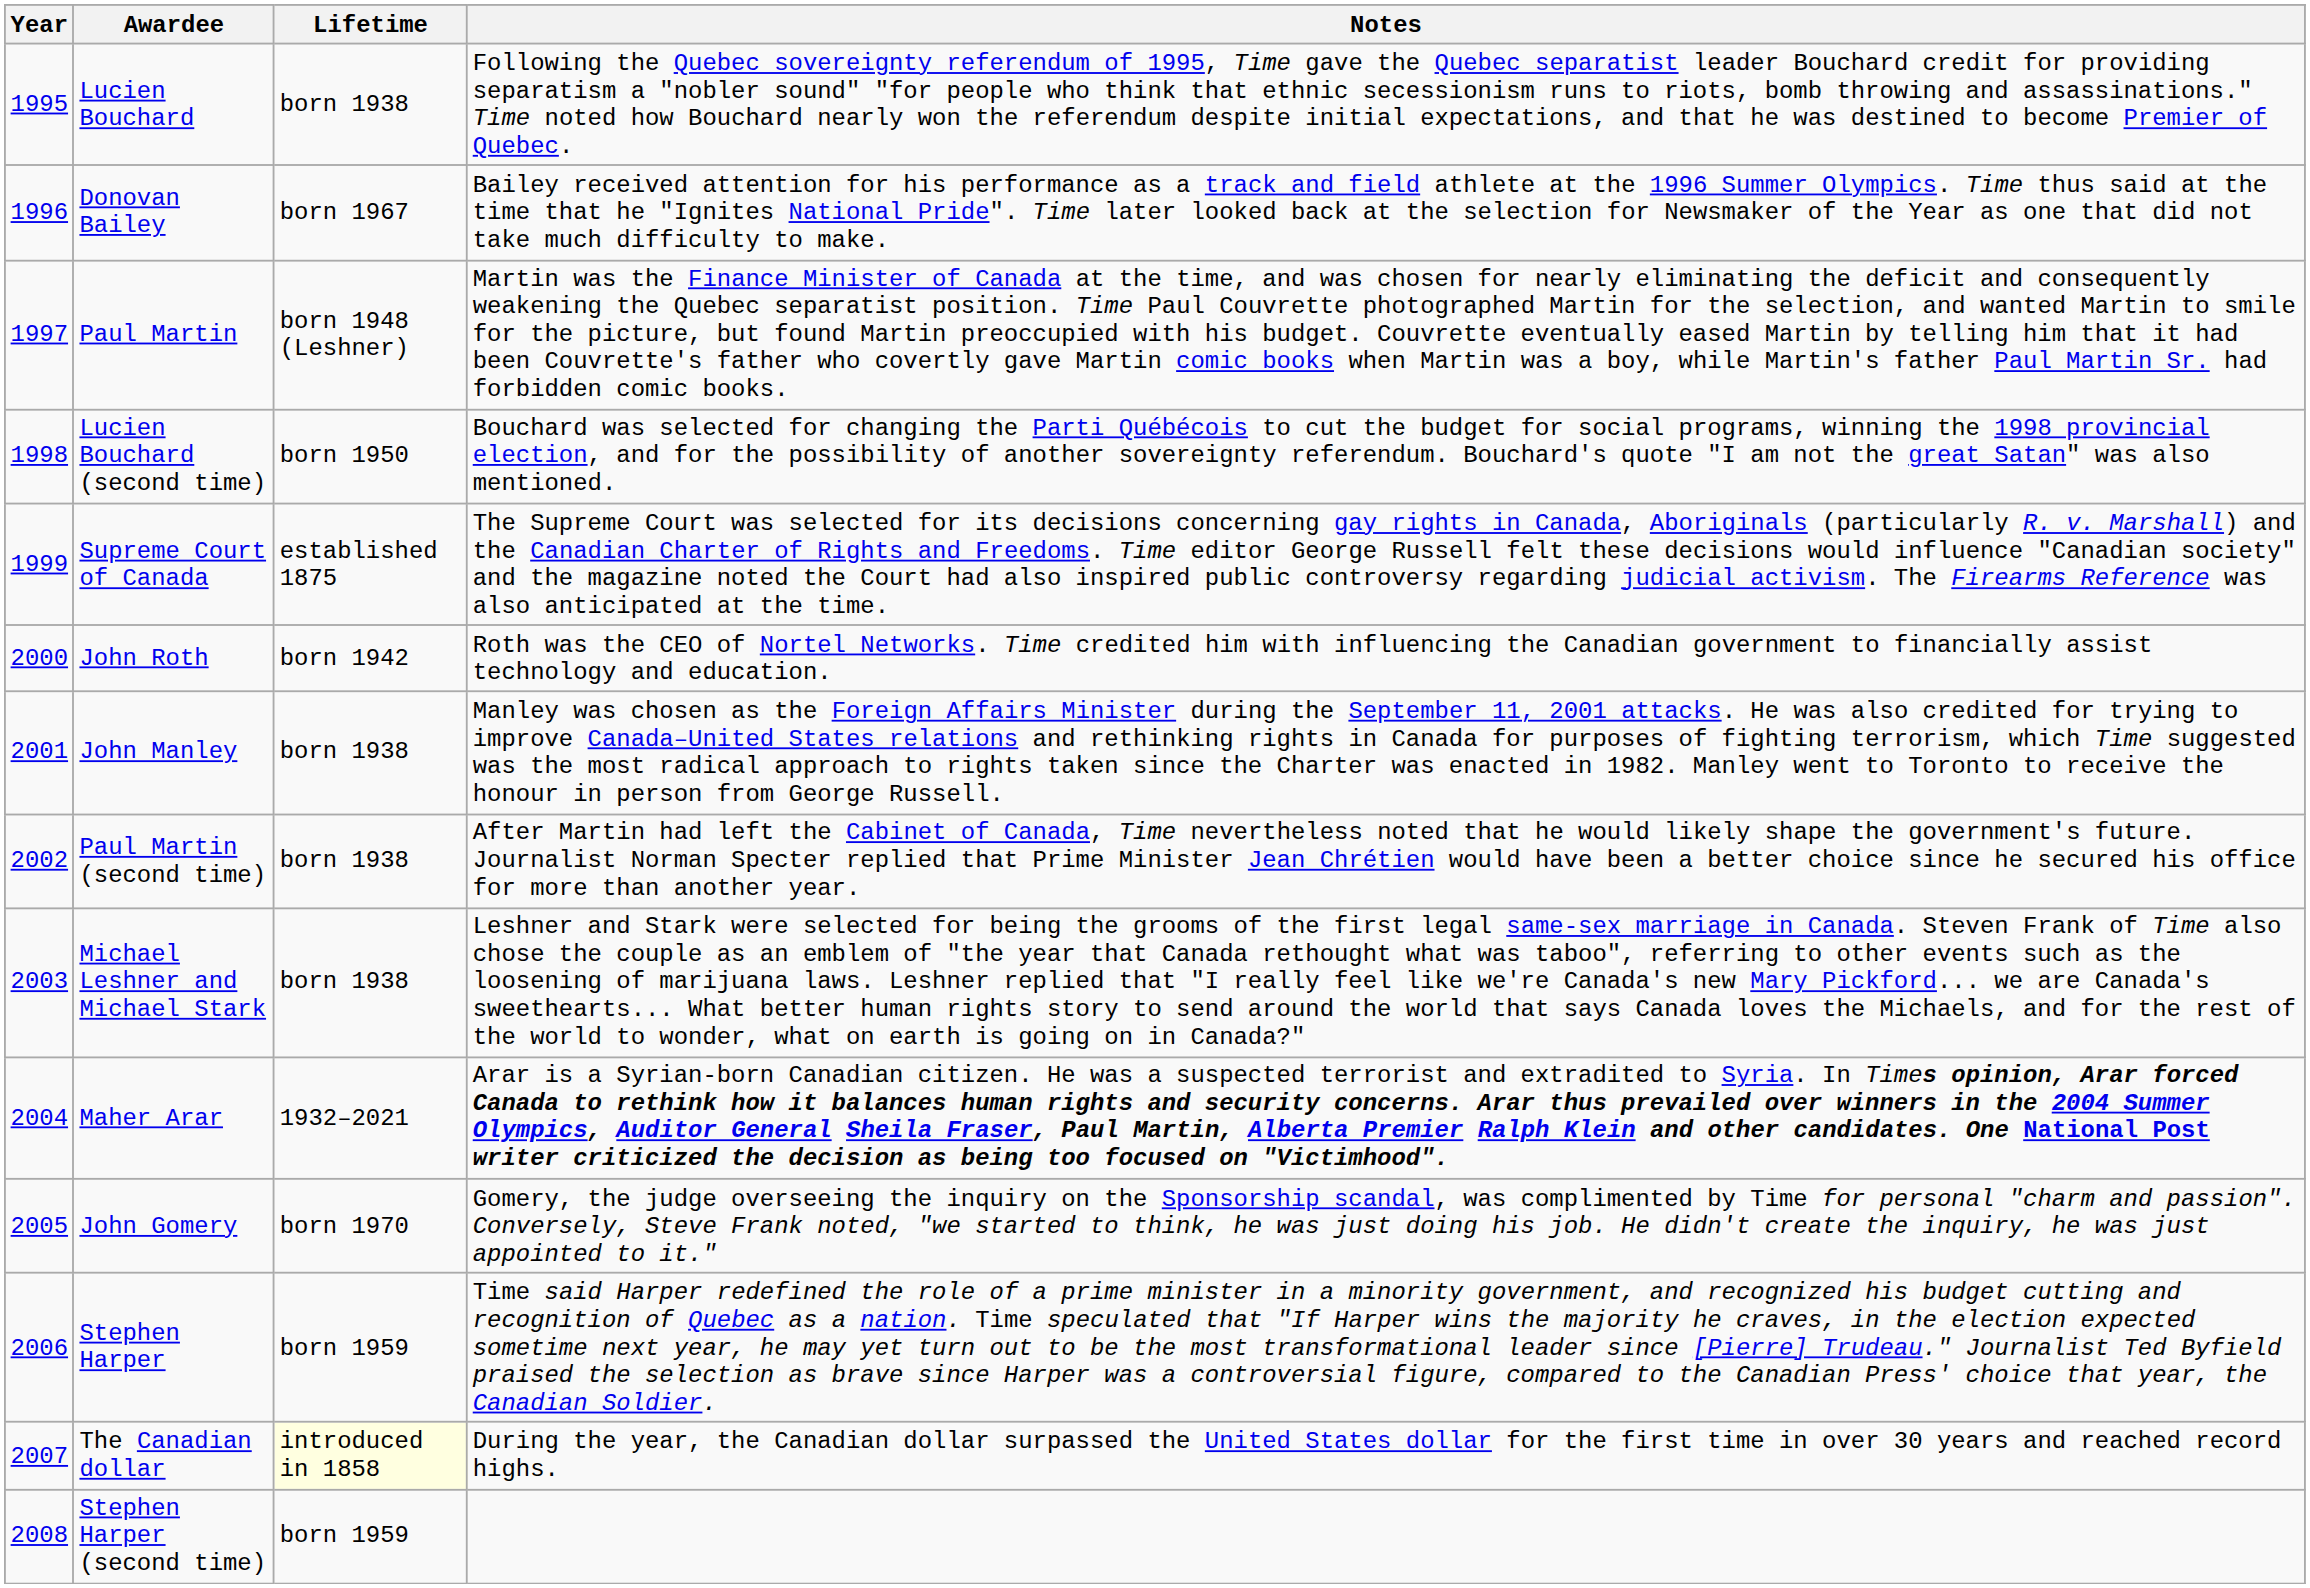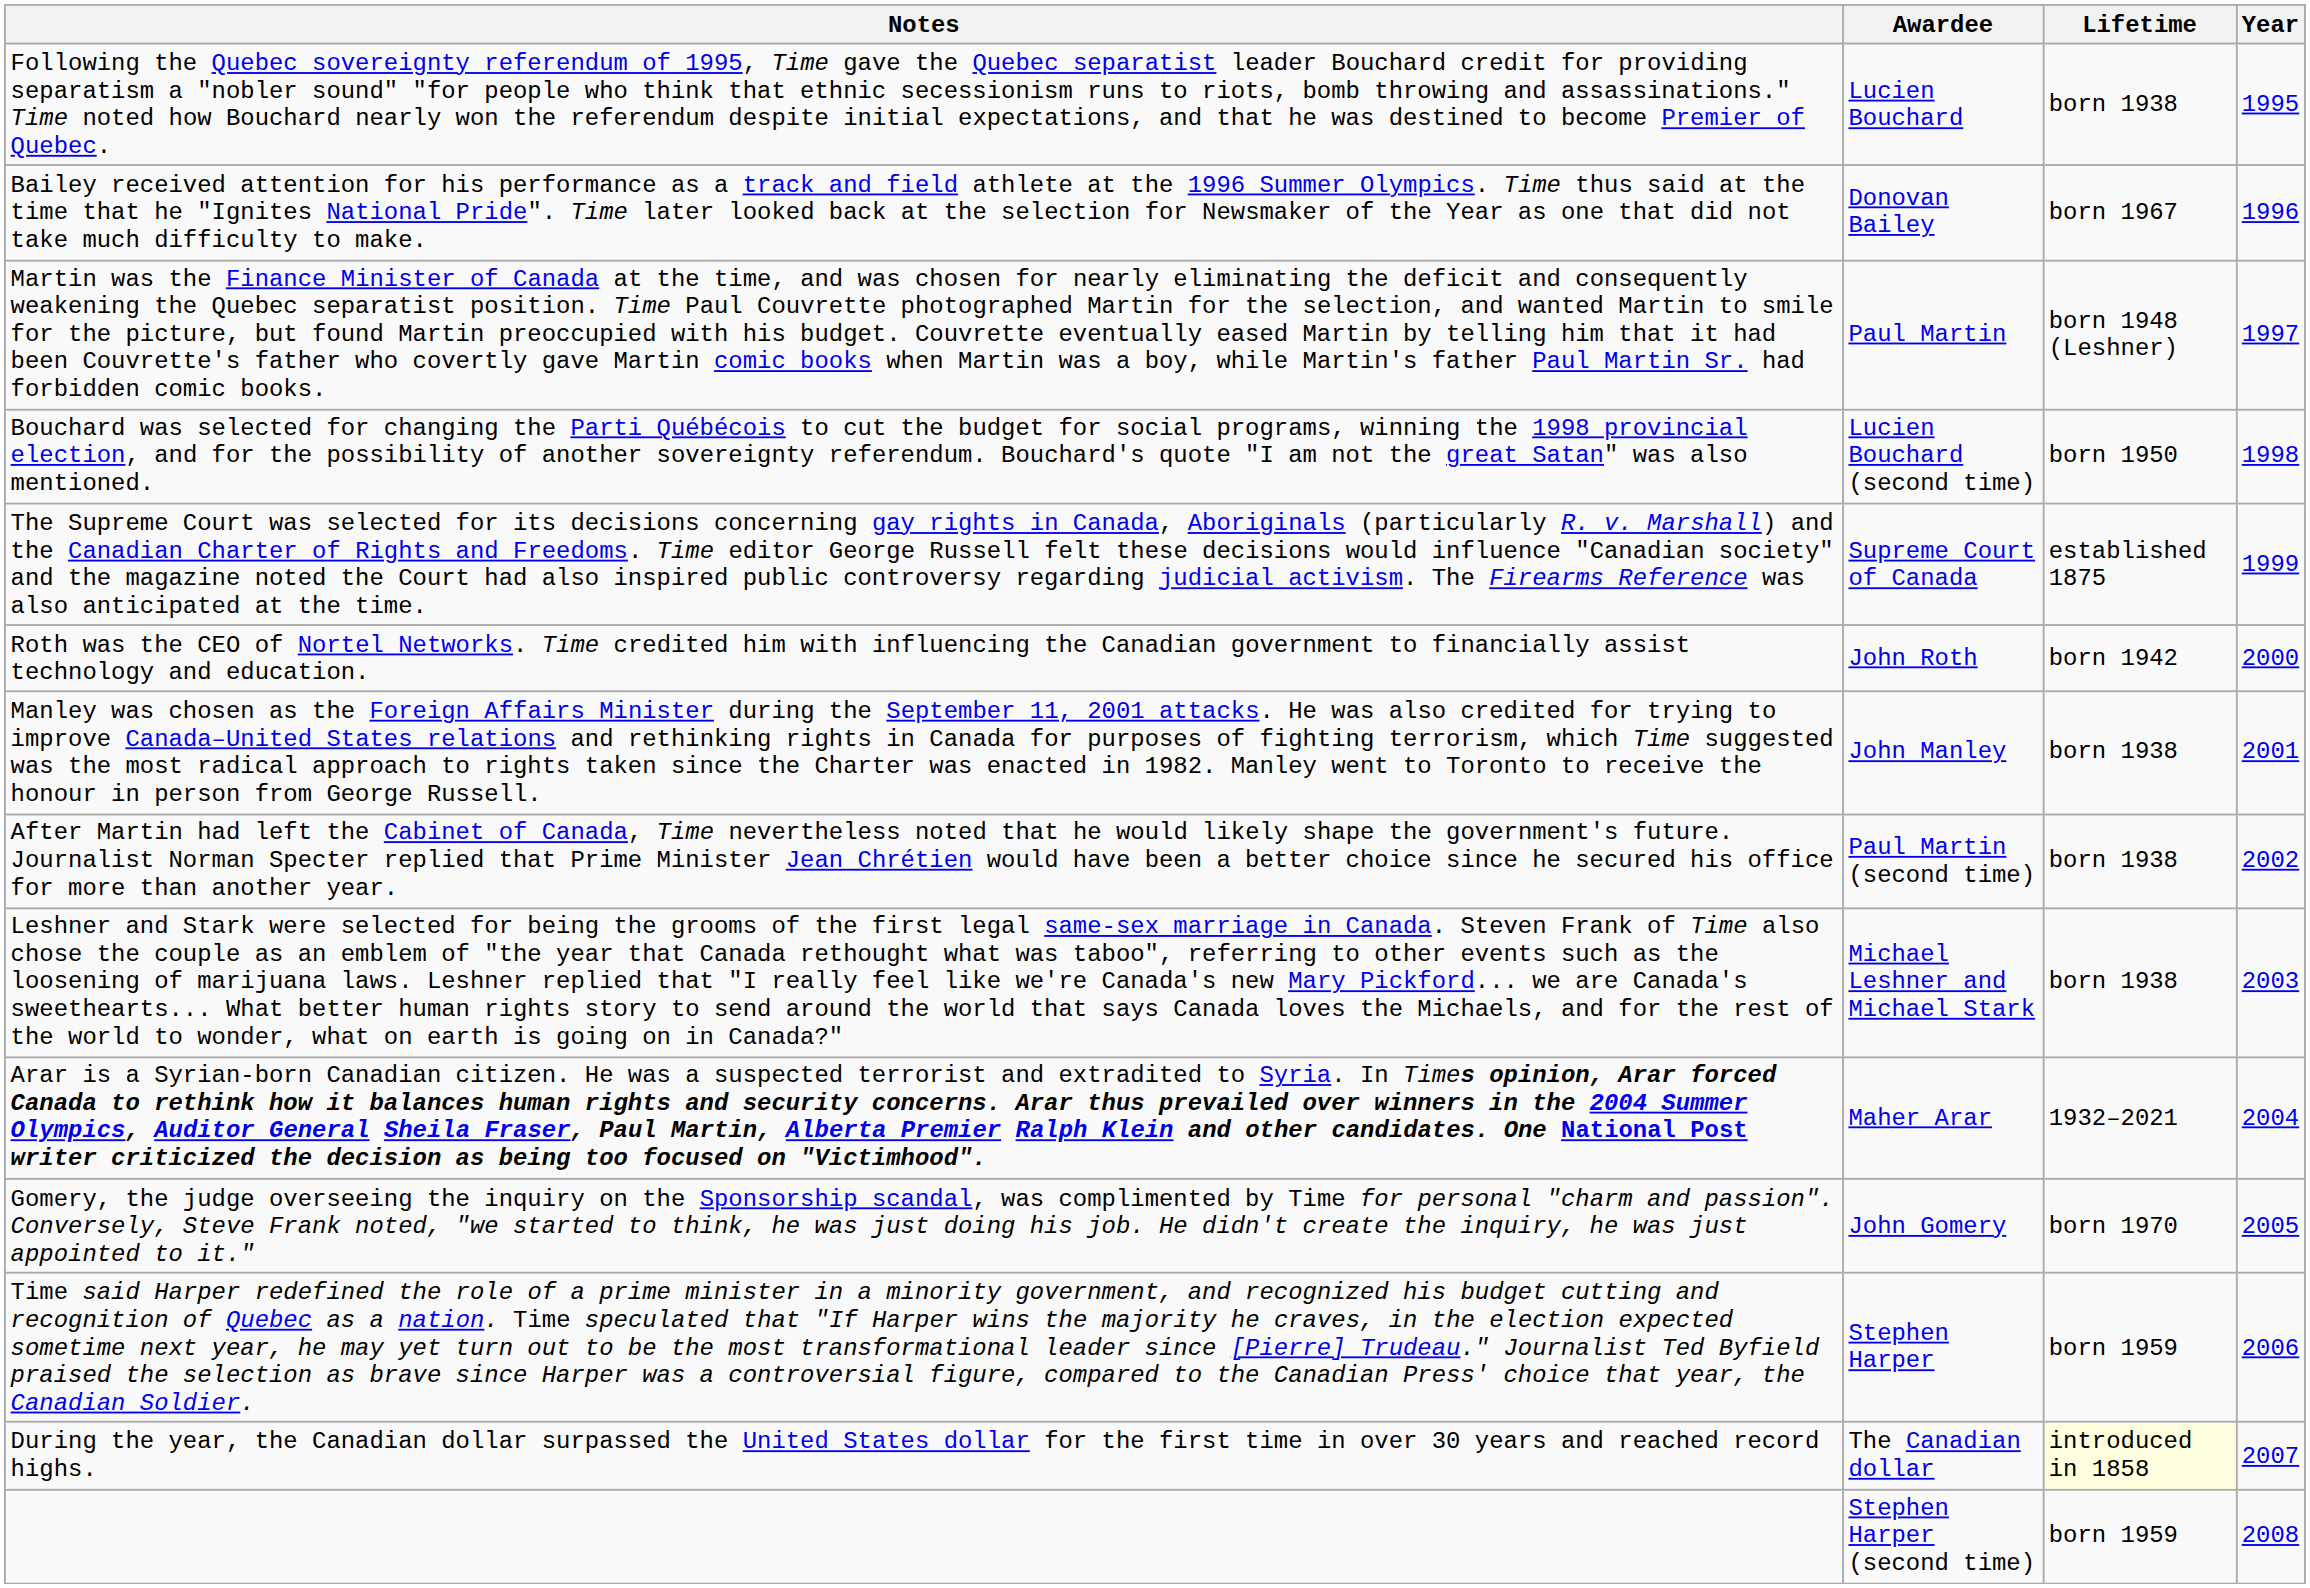columns swapped: (39, 24) <-> (1386, 24)
